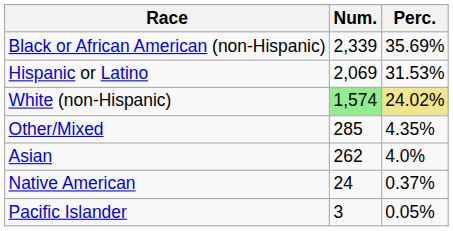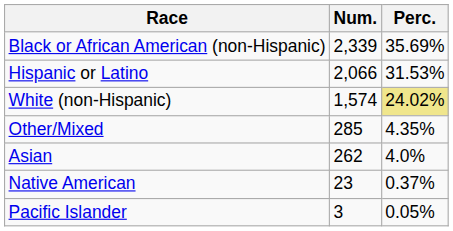(355, 73) 2,069 -> (355, 73) 2,066
(355, 101) lightgreen background -> (355, 101) no background
(343, 184) 24 -> (343, 184) 23
